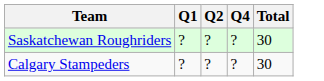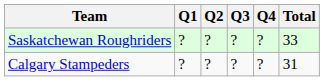+ column: (240, 16)
(264, 40) 30 -> (290, 40) 33
(264, 64) 30 -> (290, 64) 31
